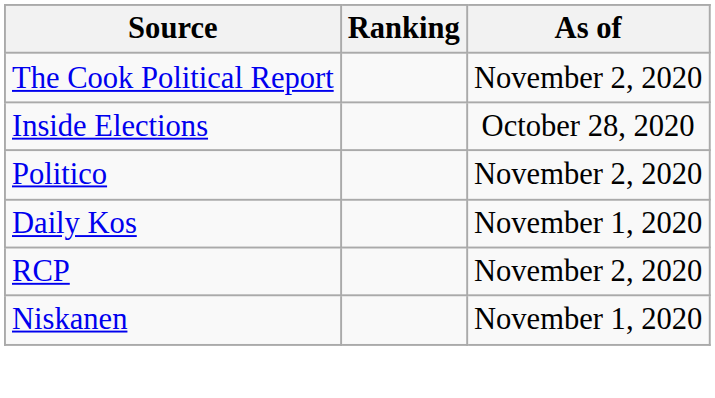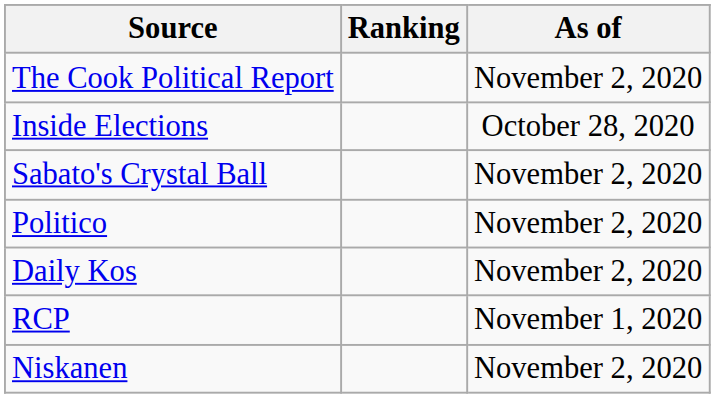+ row: (140, 174)
(588, 222) November 1, 2020 -> (588, 271) November 2, 2020
(588, 271) November 2, 2020 -> (588, 319) November 1, 2020
(588, 319) November 1, 2020 -> (588, 367) November 2, 2020
